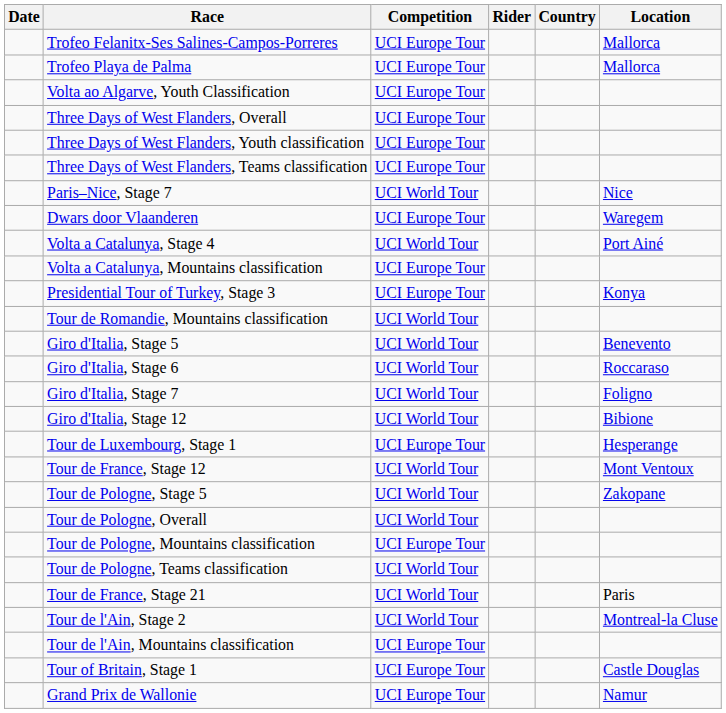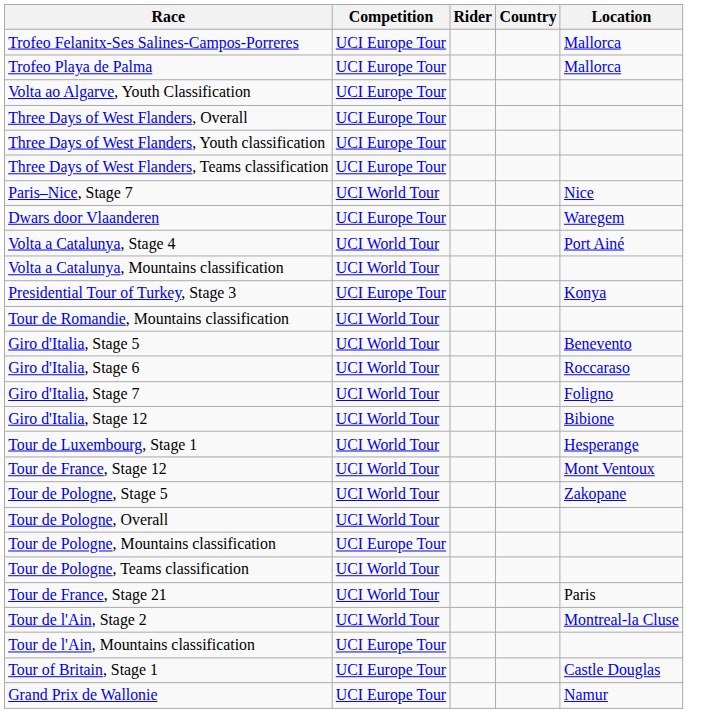- column: (24, 17)
(430, 268) UCI Europe Tour -> (388, 268) UCI World Tour
(430, 444) UCI Europe Tour -> (388, 444) UCI World Tour
